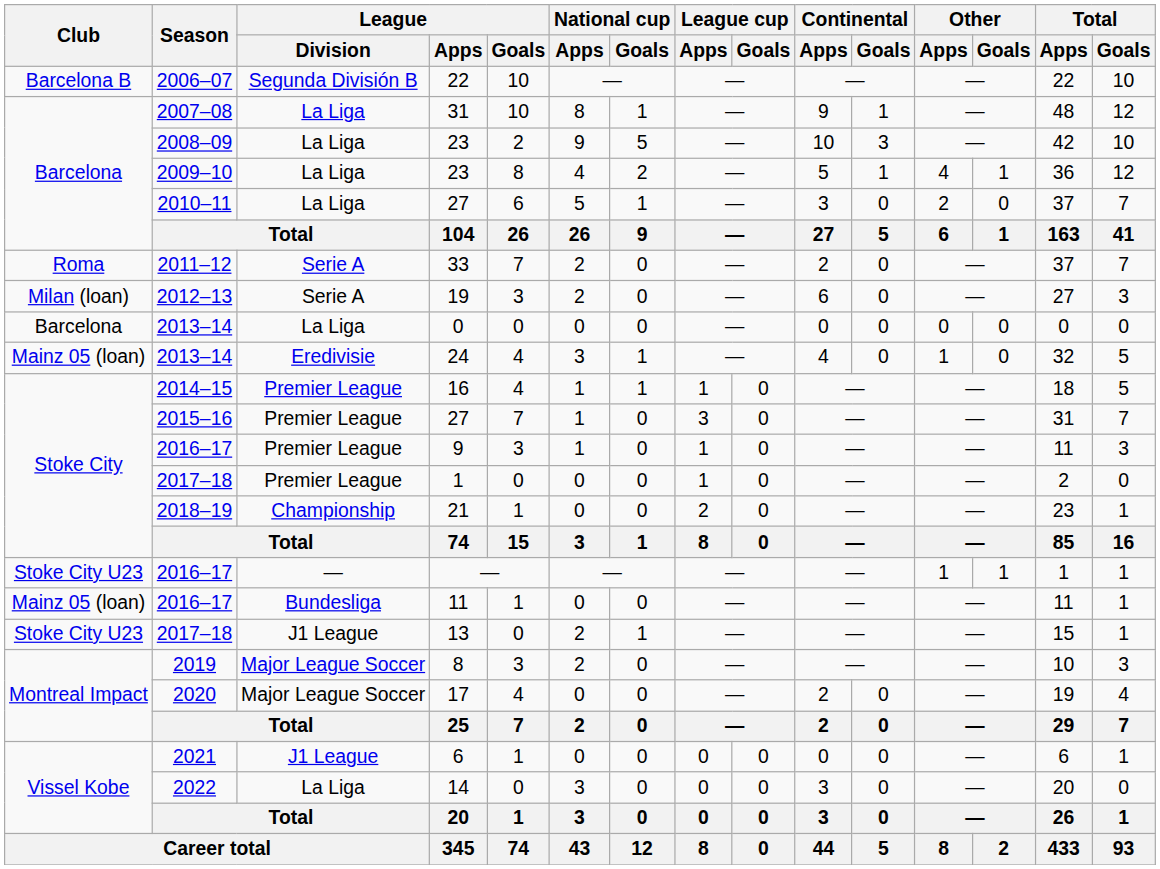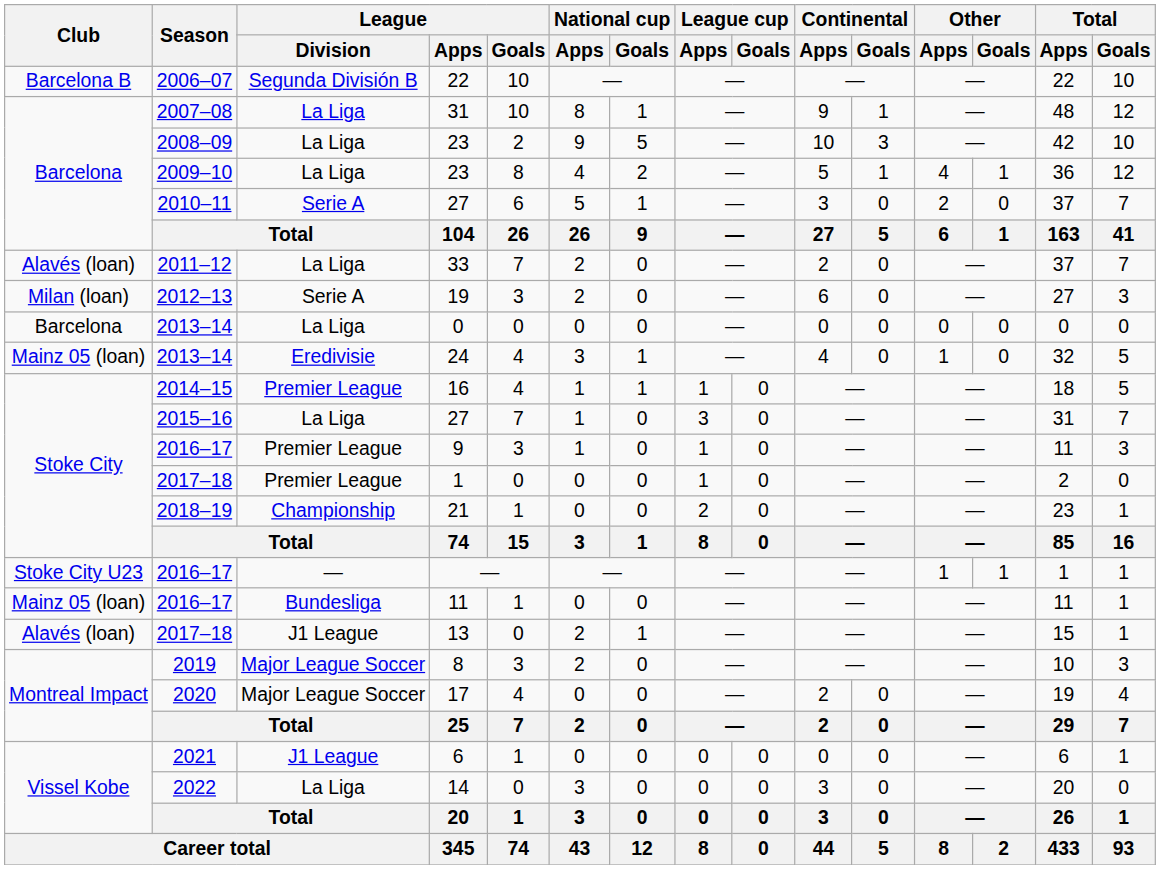(333, 204) La Liga -> (333, 204) Serie A
(78, 265) Roma -> (78, 265) Alavés (loan)
(333, 265) Serie A -> (333, 265) La Liga
(333, 419) Premier League -> (333, 419) La Liga
(78, 633) Stoke City U23 -> (78, 633) Alavés (loan)
